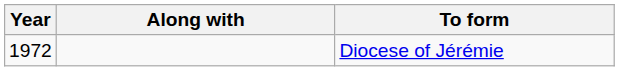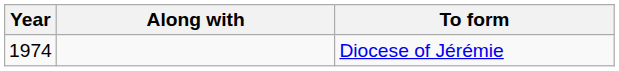(30, 50) 1972 -> (30, 50) 1974
